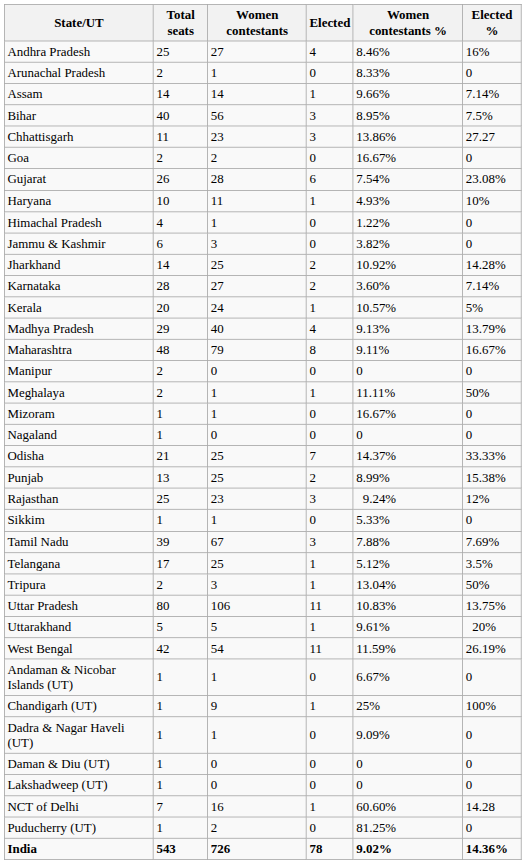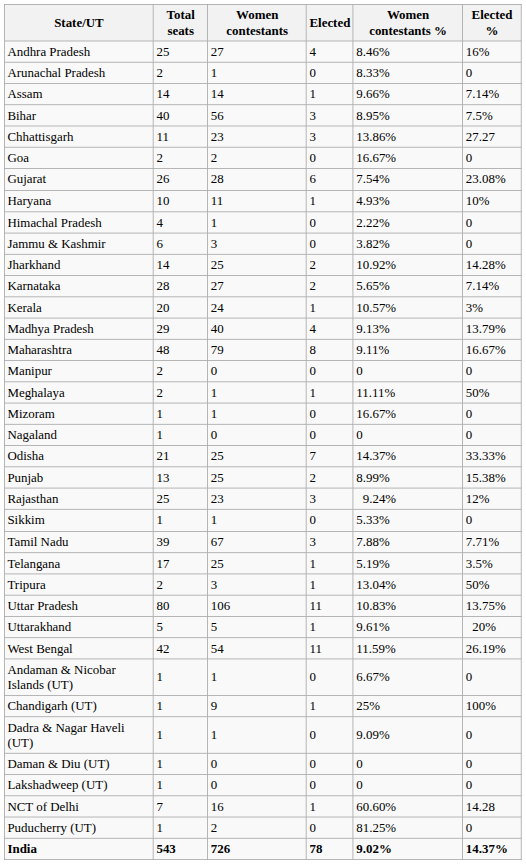(373, 222) 1.22% -> (373, 222) 2.22%
(373, 286) 3.60% -> (373, 286) 5.65%
(474, 307) 5% -> (474, 307) 3%
(483, 541) 7.69% -> (483, 541) 7.71%
(373, 563) 5.12% -> (373, 563) 5.19%
(487, 849) 14.36% -> (487, 849) 14.37%
